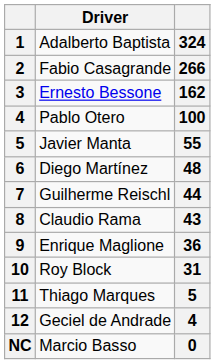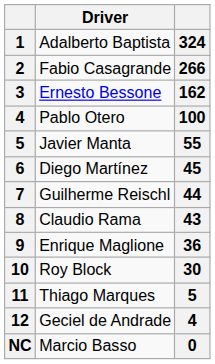(192, 169) 48 -> (192, 169) 45
(192, 270) 31 -> (192, 270) 30
